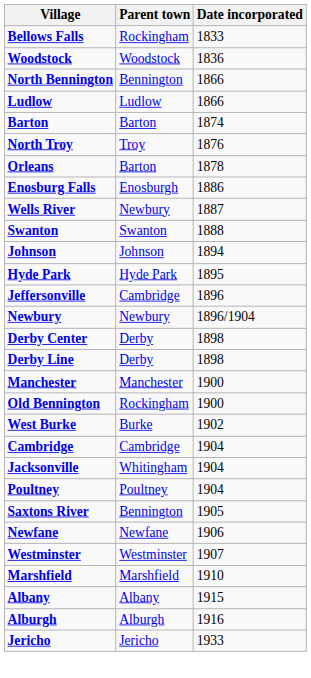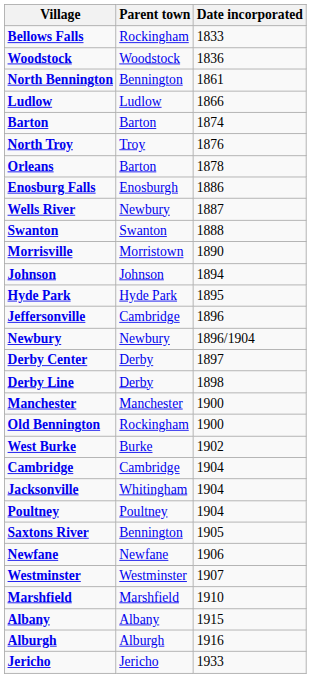(210, 79) 1866 -> (210, 79) 1861
+ row: (40, 252)
(210, 338) 1898 -> (210, 360) 1897
